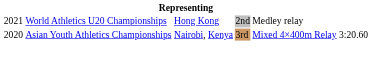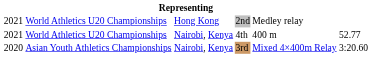+ row: (242, 34)
